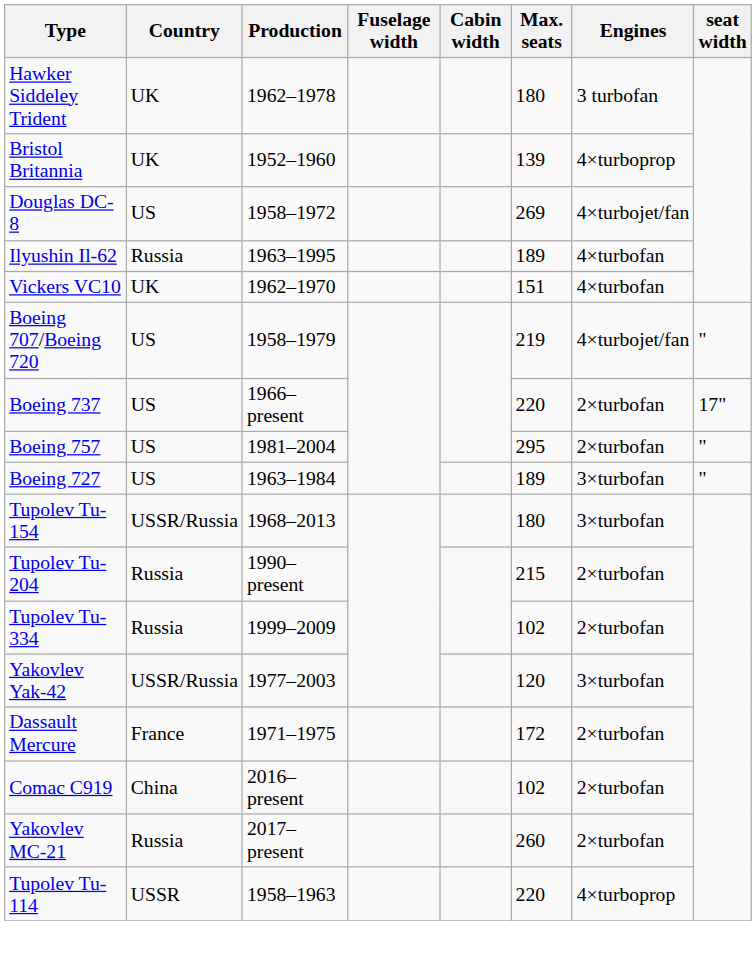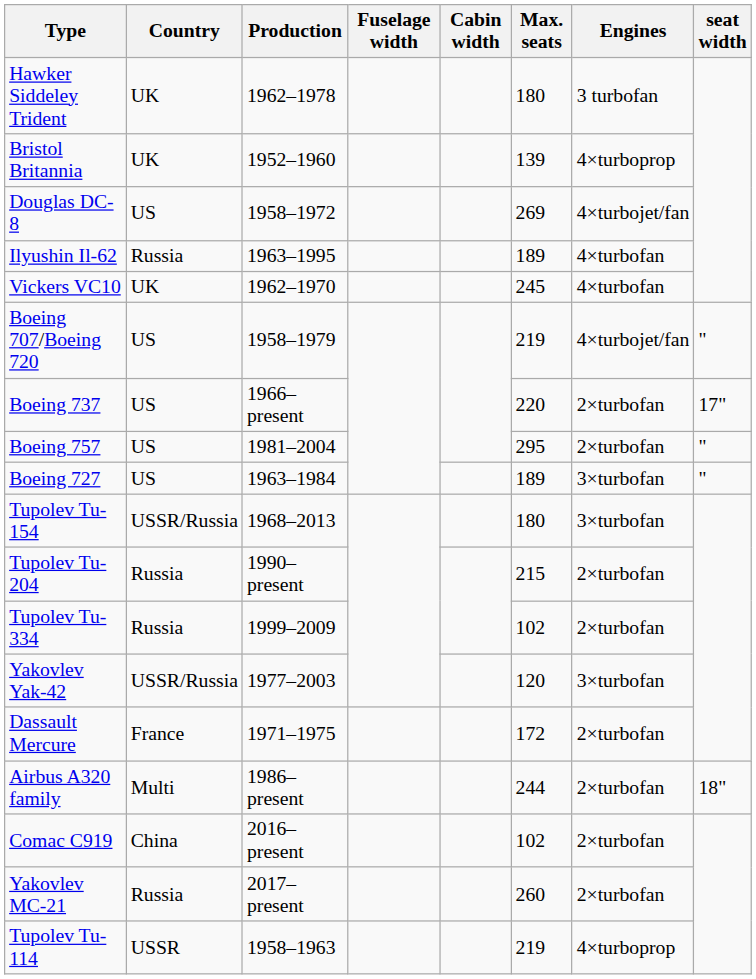(530, 286) 151 -> (530, 286) 245
+ row: (60, 787)
(530, 893) 220 -> (530, 947) 219
